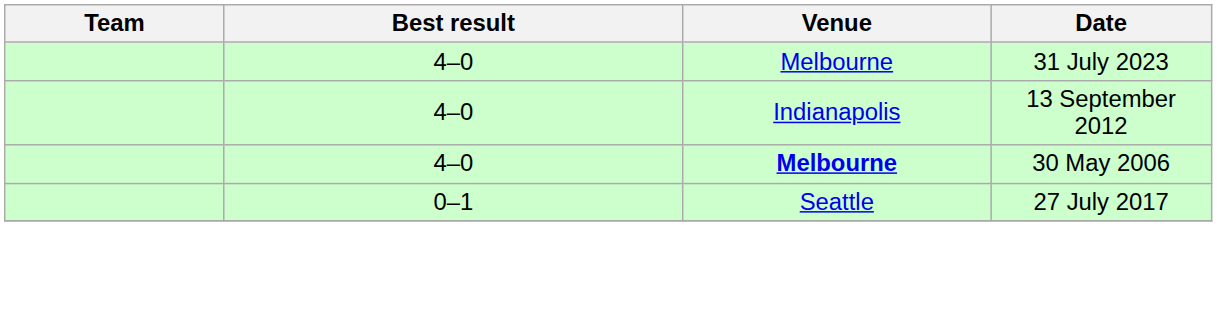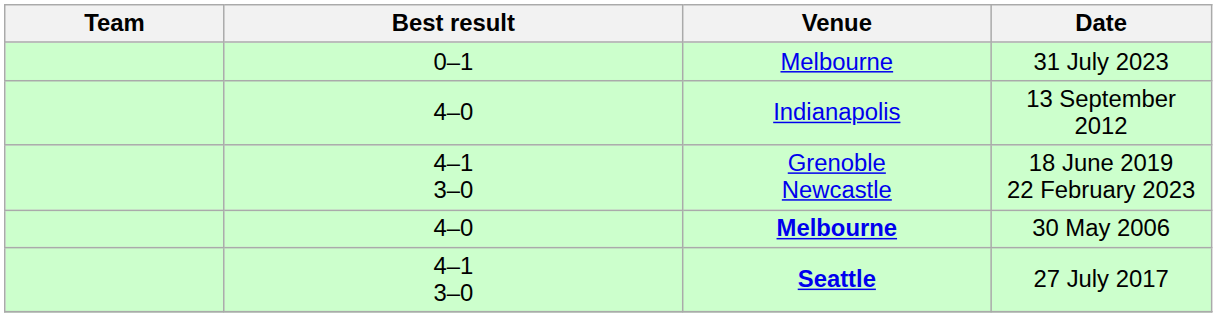(453, 61) 4–0 -> (453, 61) 0–1
+ row: (1101, 177)
(453, 201) 0–1 -> (453, 279) 4–1 3–0
(837, 201) normal -> (837, 279) bold
